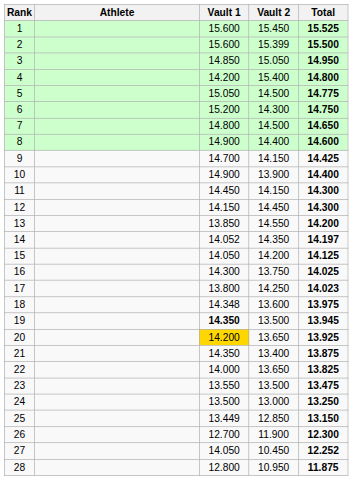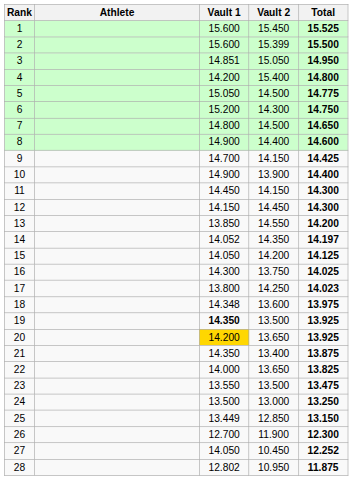(224, 61) 14.850 -> (224, 61) 14.851
(323, 321) 13.945 -> (323, 321) 13.925
(224, 467) 12.800 -> (224, 467) 12.802
